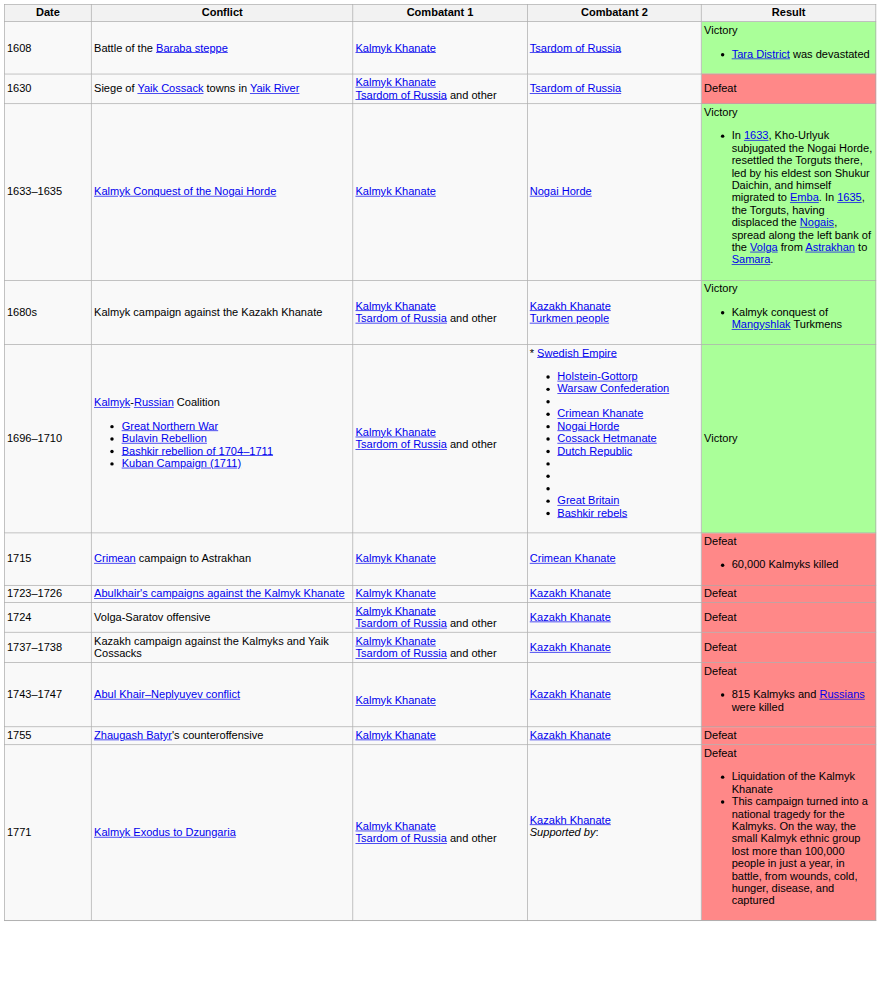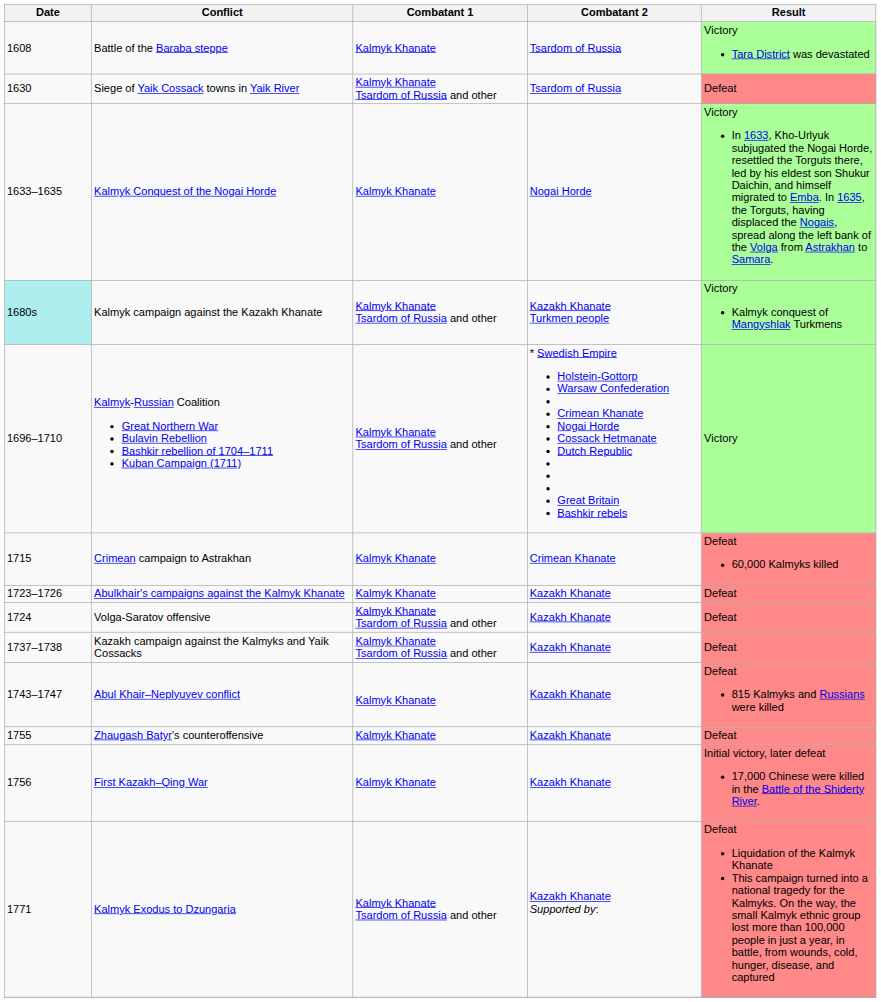(22, 312) no background -> (22, 312) paleturquoise background
+ row: (151, 782)
